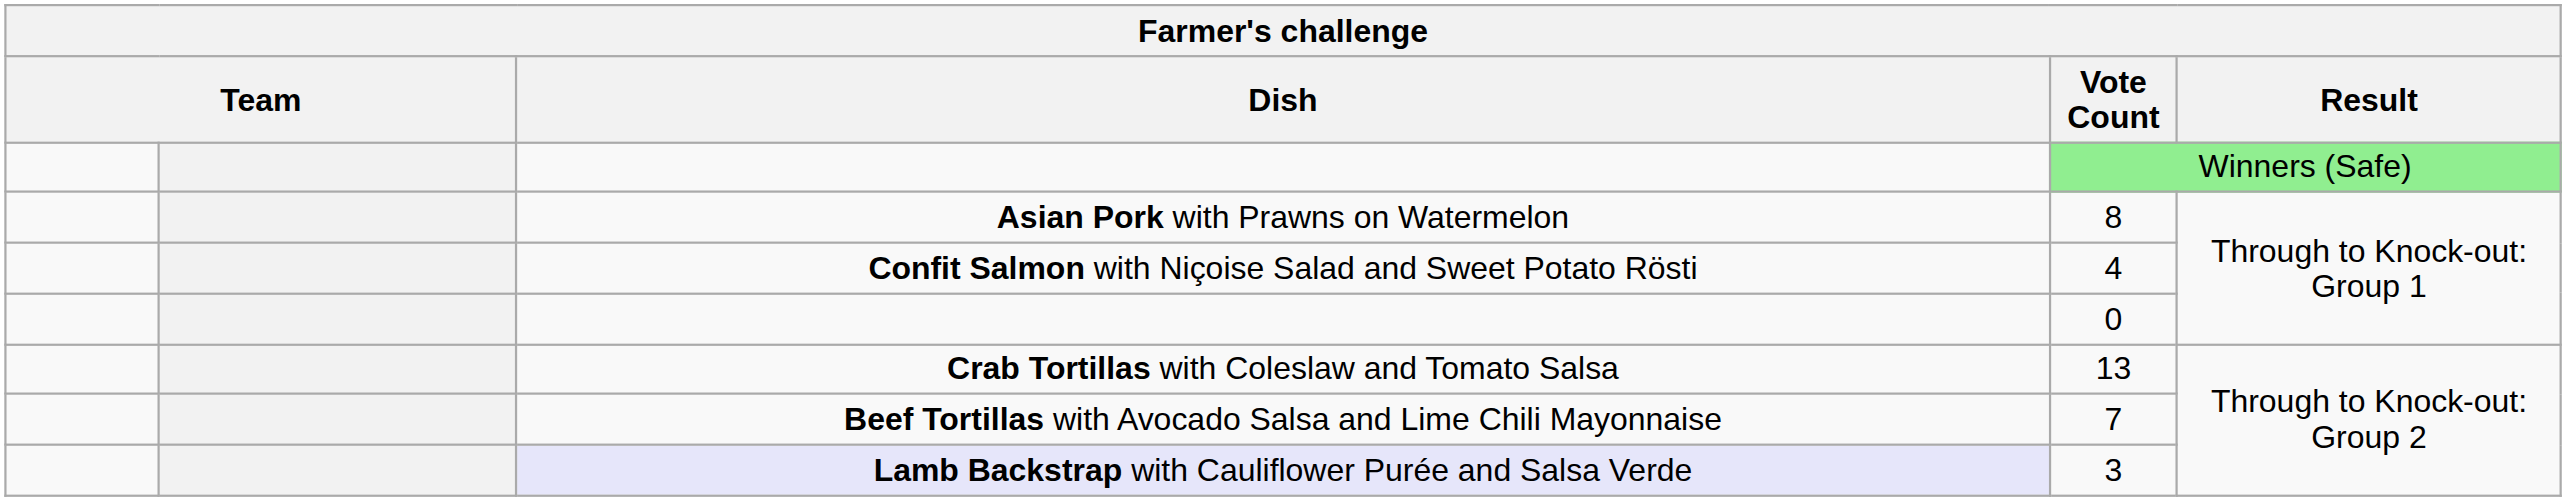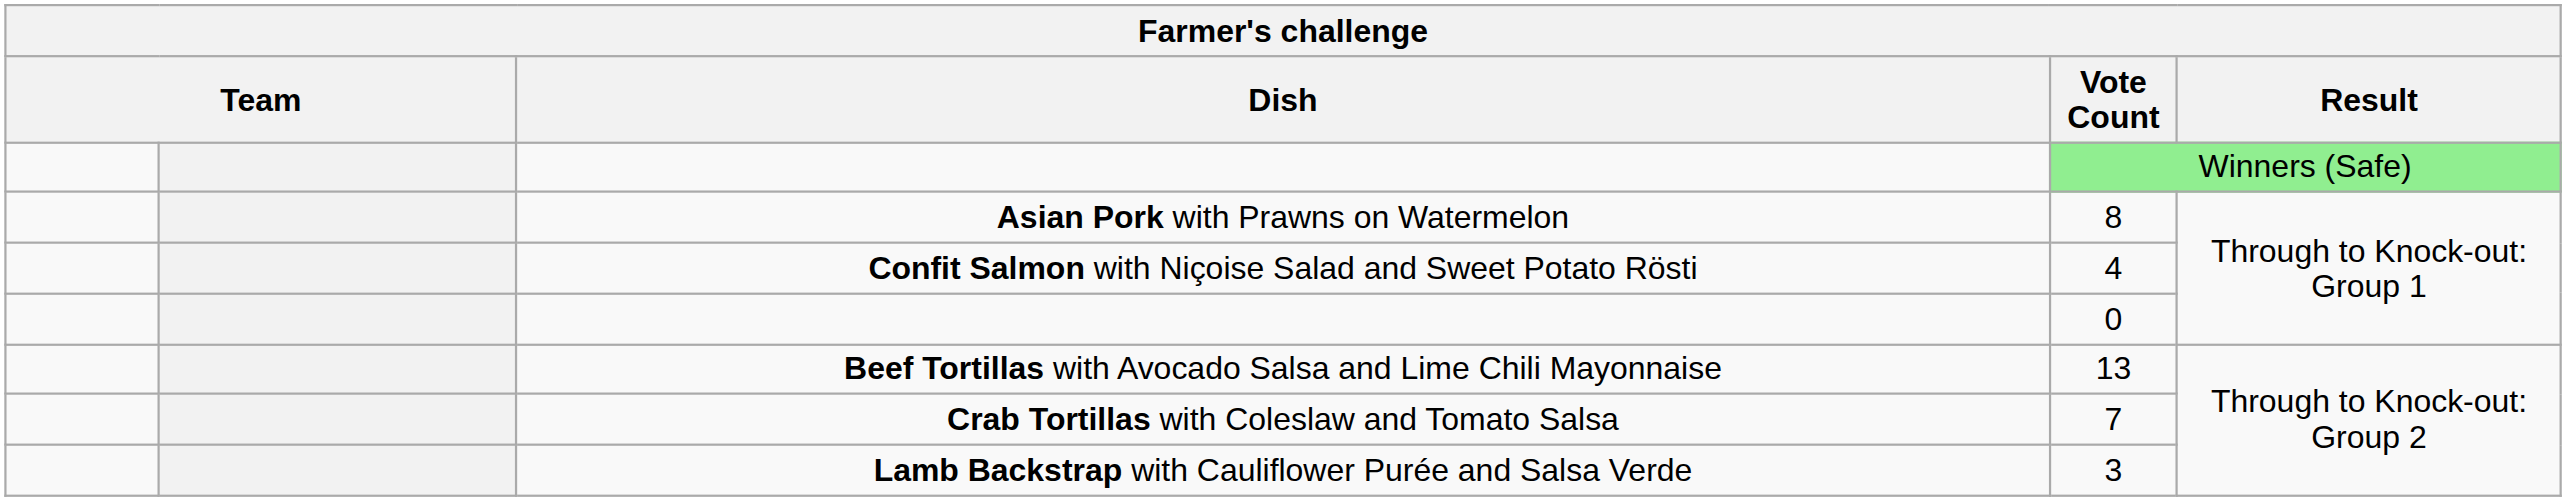(1283, 369) Crab Tortillas with Coleslaw and Tomato Salsa -> (1283, 369) Beef Tortillas with Avocado Salsa and Lime Chili Mayonnaise
(1283, 420) Beef Tortillas with Avocado Salsa and Lime Chili Mayonnaise -> (1283, 420) Crab Tortillas with Coleslaw and Tomato Salsa
(1283, 470) lavender background -> (1283, 470) no background
